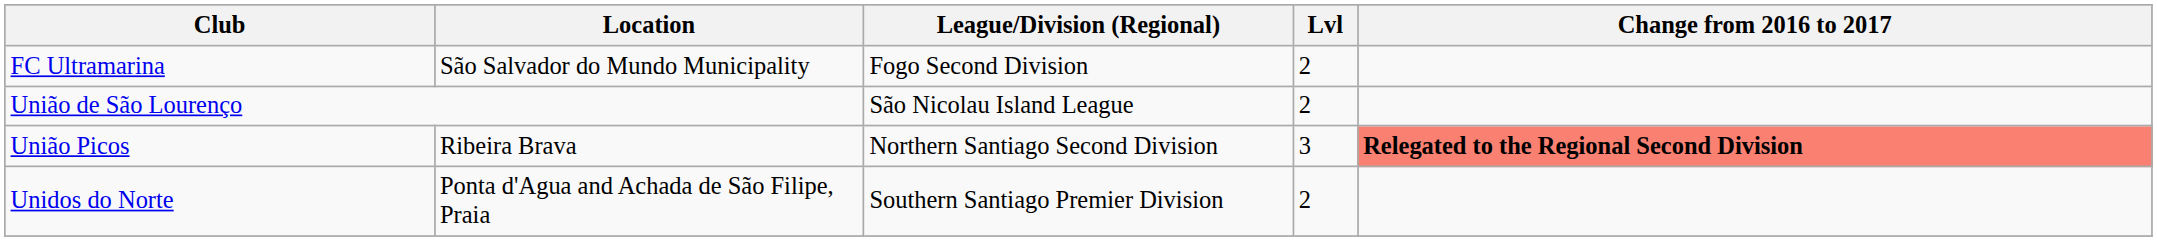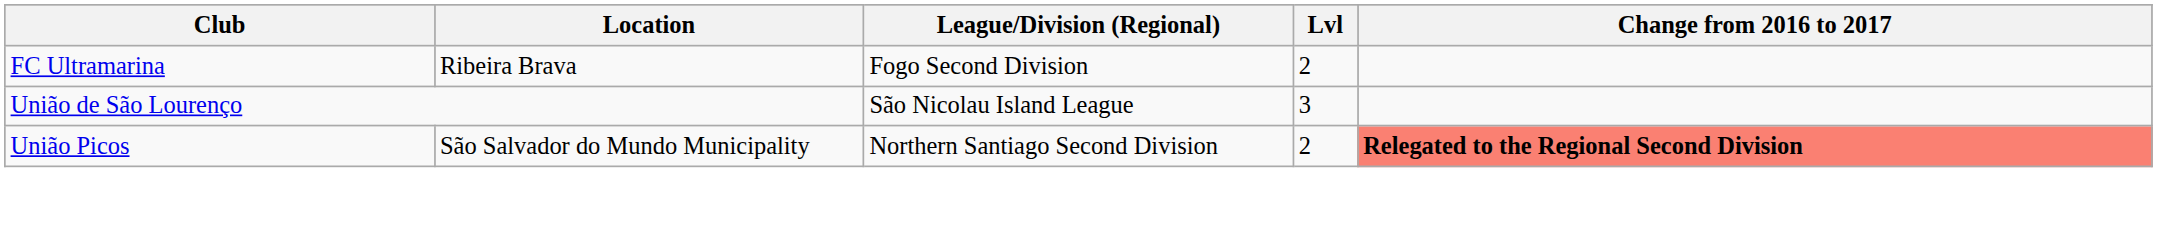(625, 65) São Salvador do Mundo Municipality -> (508, 65) Ribeira Brava
(1305, 105) 2 -> (1305, 105) 3
(508, 146) Ribeira Brava -> (625, 146) São Salvador do Mundo Municipality
(1305, 146) 3 -> (1305, 146) 2
- row: (92, 201)
